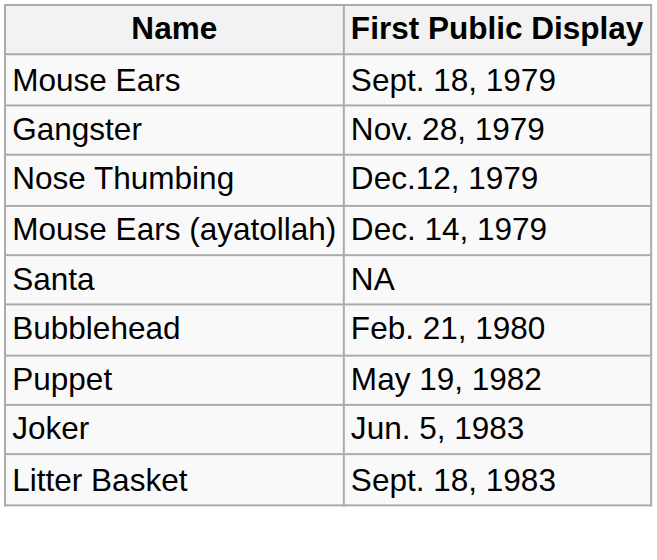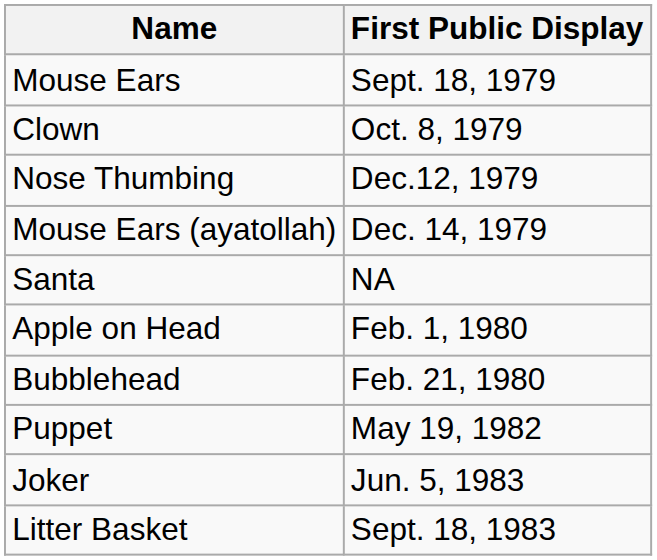+ row: (56, 129)
- row: (77, 129)
+ row: (117, 329)
